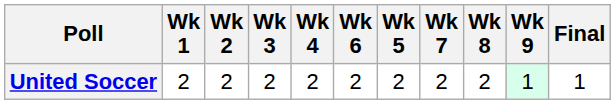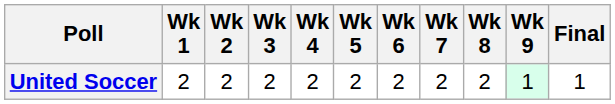columns swapped: (399, 34) <-> (356, 34)
